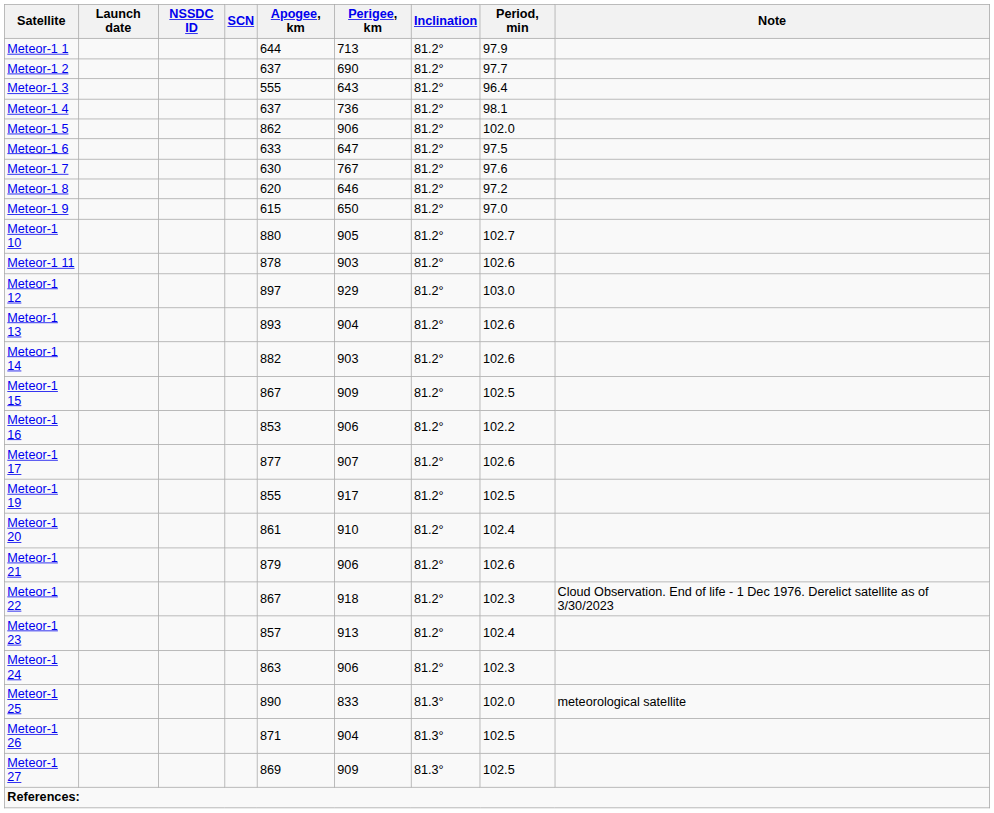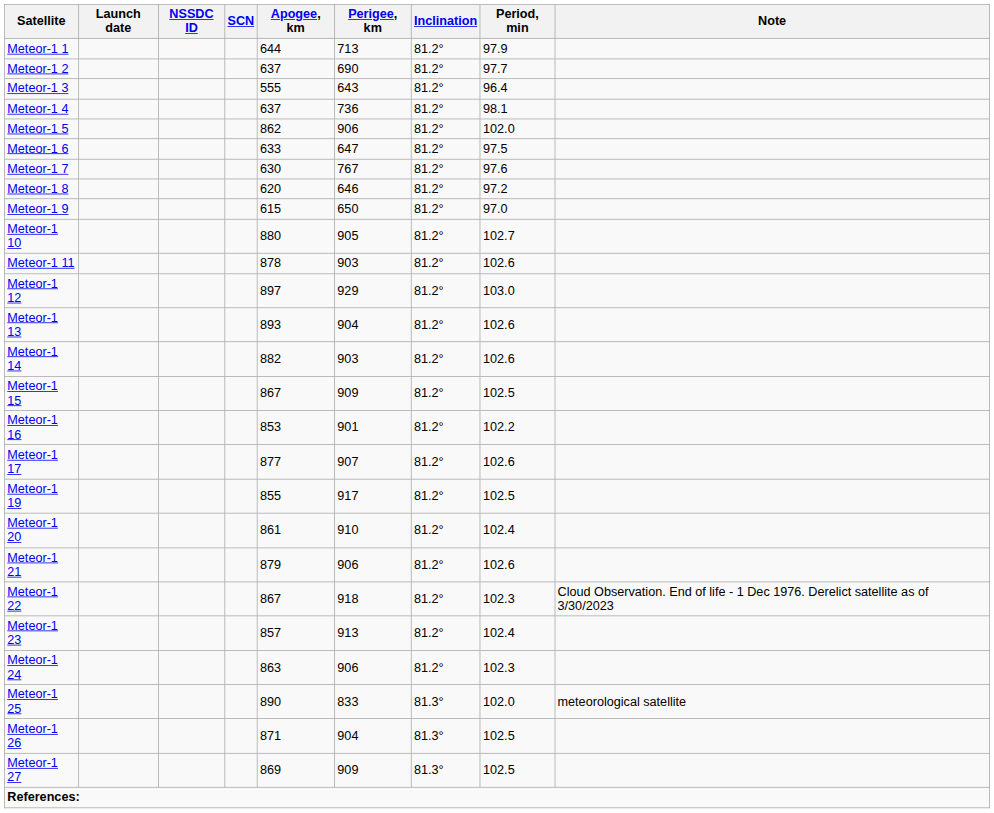(348, 427) 906 -> (348, 427) 901
